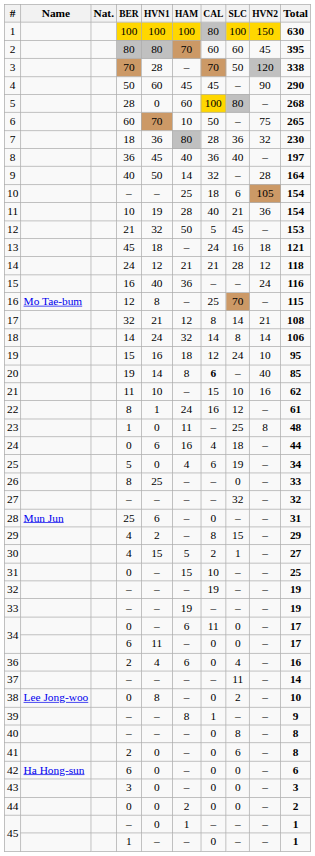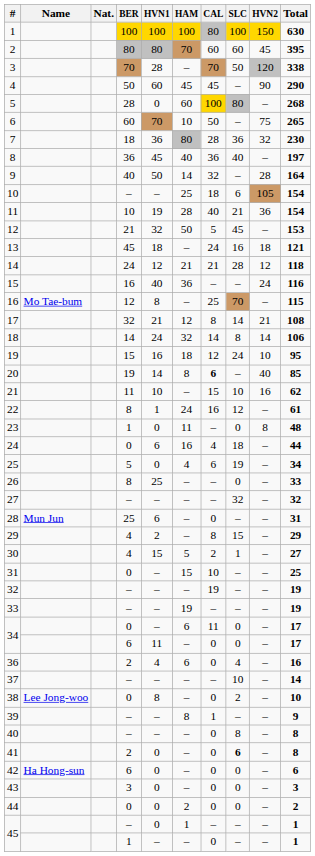(238, 427) 25 -> (238, 427) 0
(238, 680) 11 -> (238, 680) 10
(238, 752) normal -> (238, 752) bold
